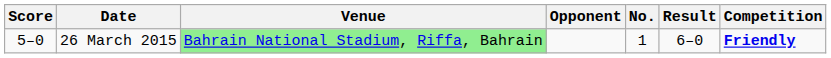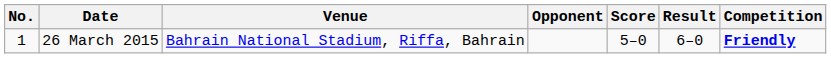columns swapped: (642, 17) <-> (31, 17)
(363, 41) lightgreen background -> (345, 41) no background
